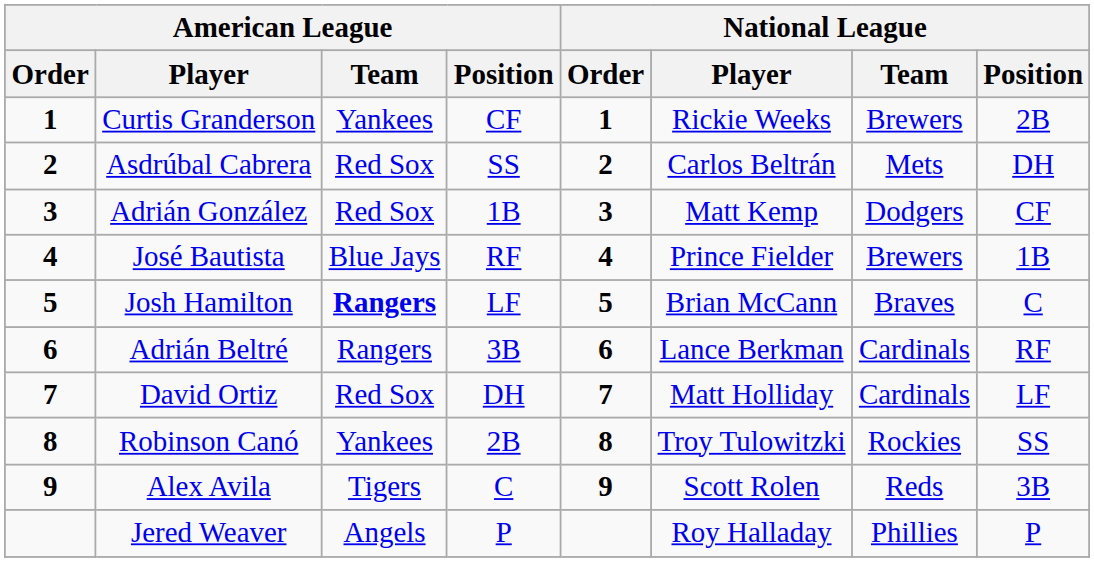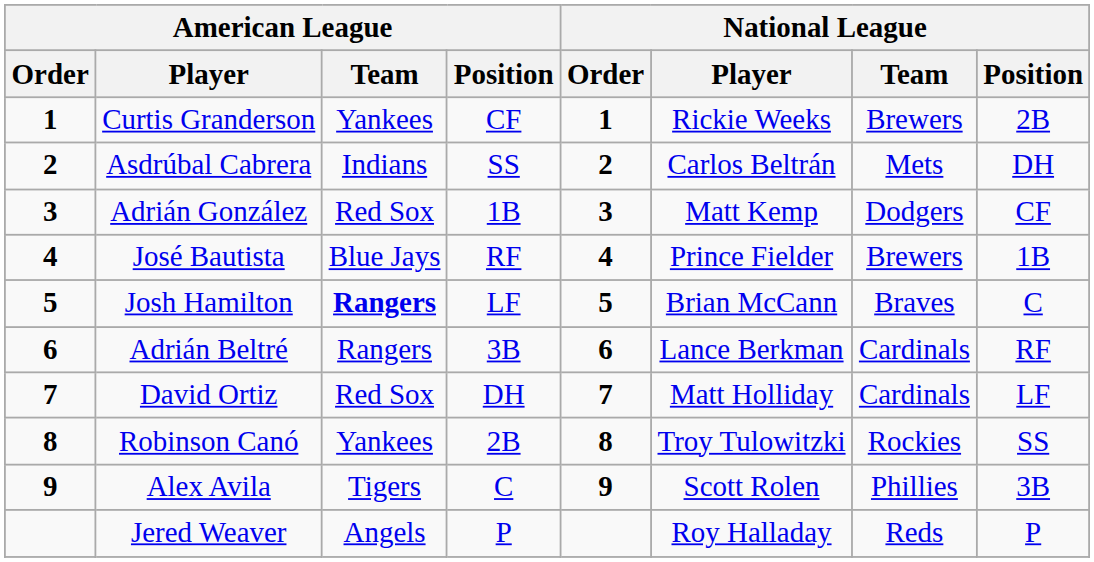(385, 165) Red Sox -> (385, 165) Indians
(914, 486) Reds -> (914, 486) Phillies
(914, 532) Phillies -> (914, 532) Reds
